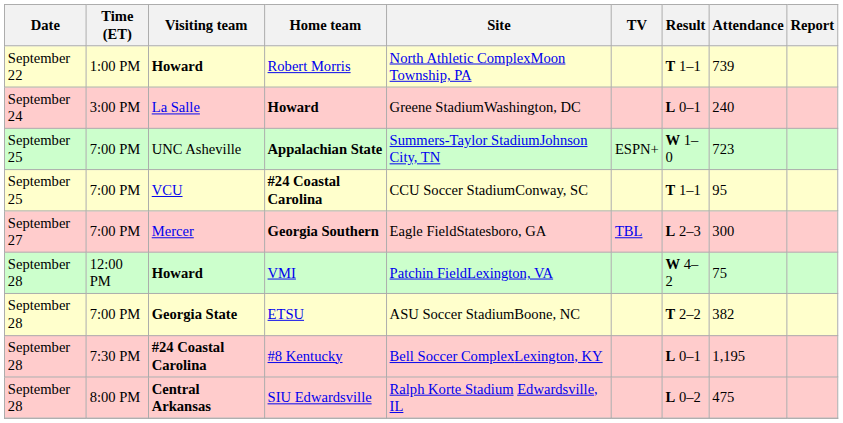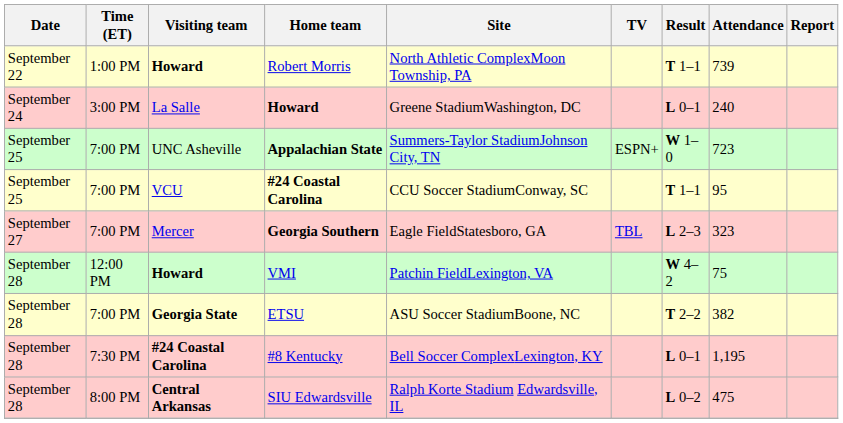(723, 232) 300 -> (723, 232) 323
